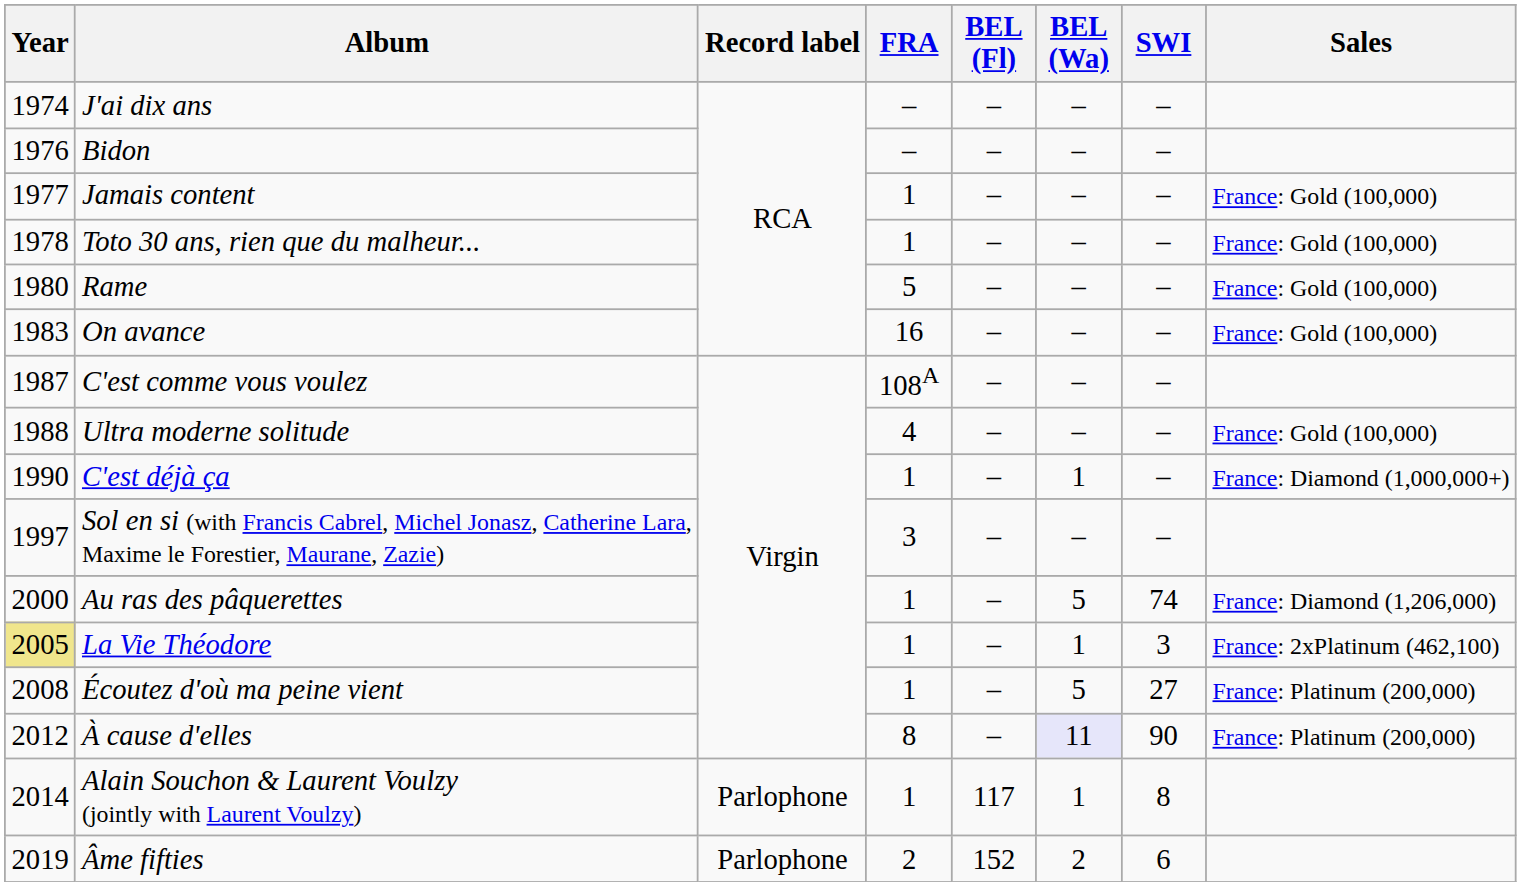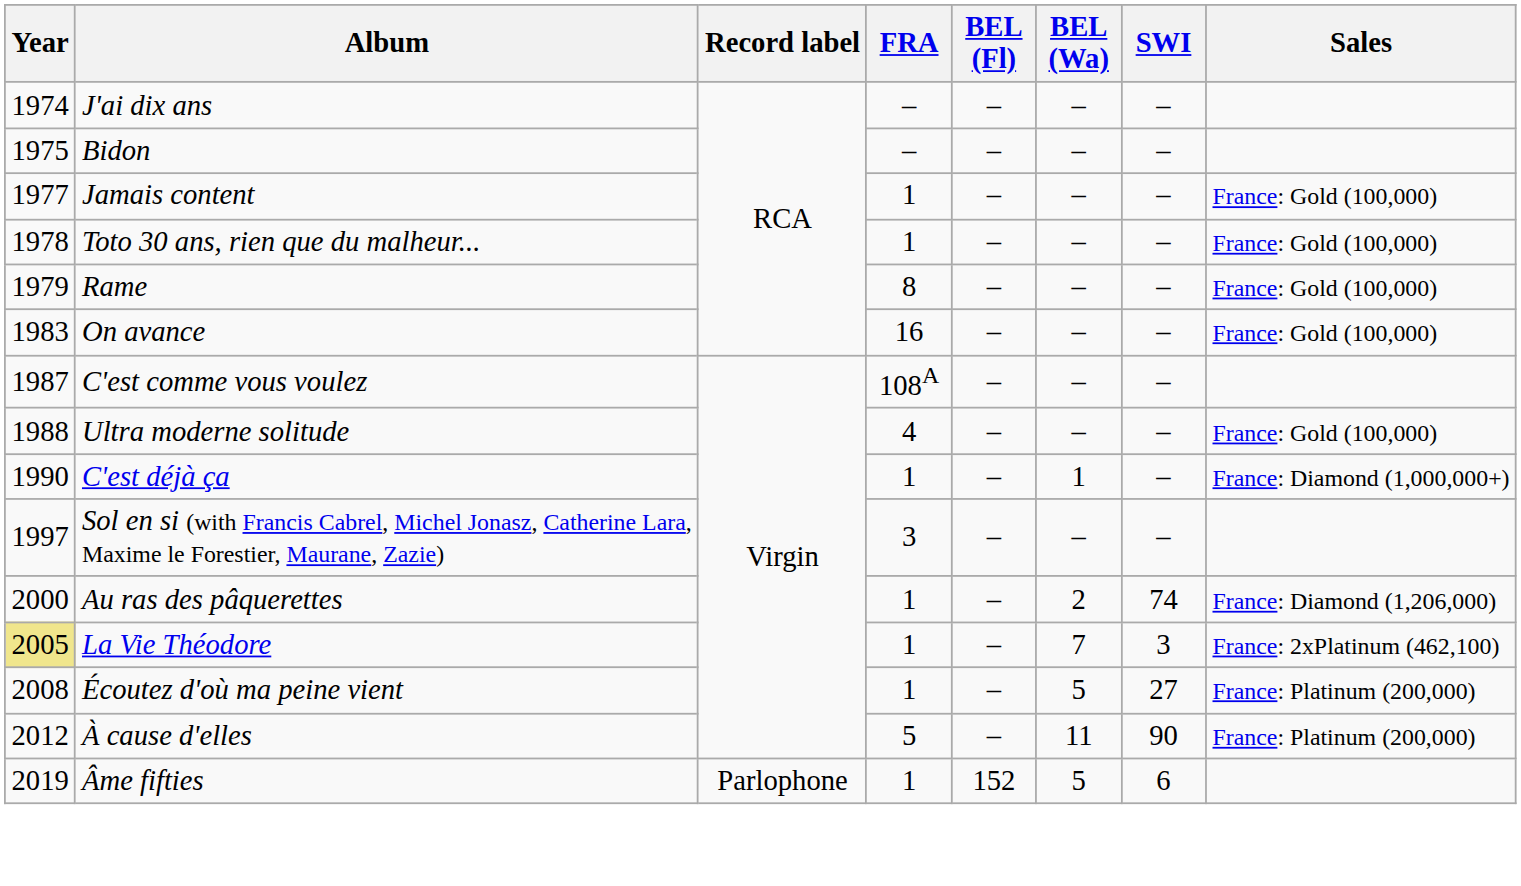(40, 150) 1976 -> (40, 150) 1975
(40, 286) 1980 -> (40, 286) 1979
(909, 286) 5 -> (909, 286) 8
(1079, 599) 5 -> (1079, 599) 2
(1079, 644) 1 -> (1079, 644) 7
(909, 735) 8 -> (909, 735) 5
(1079, 735) lavender background -> (1079, 735) no background
- row: (270, 796)
(909, 858) 2 -> (909, 780) 1
(1079, 858) 2 -> (1079, 780) 5
